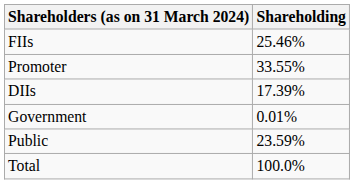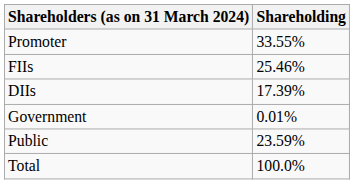rows swapped: (37, 66) <-> (21, 41)
